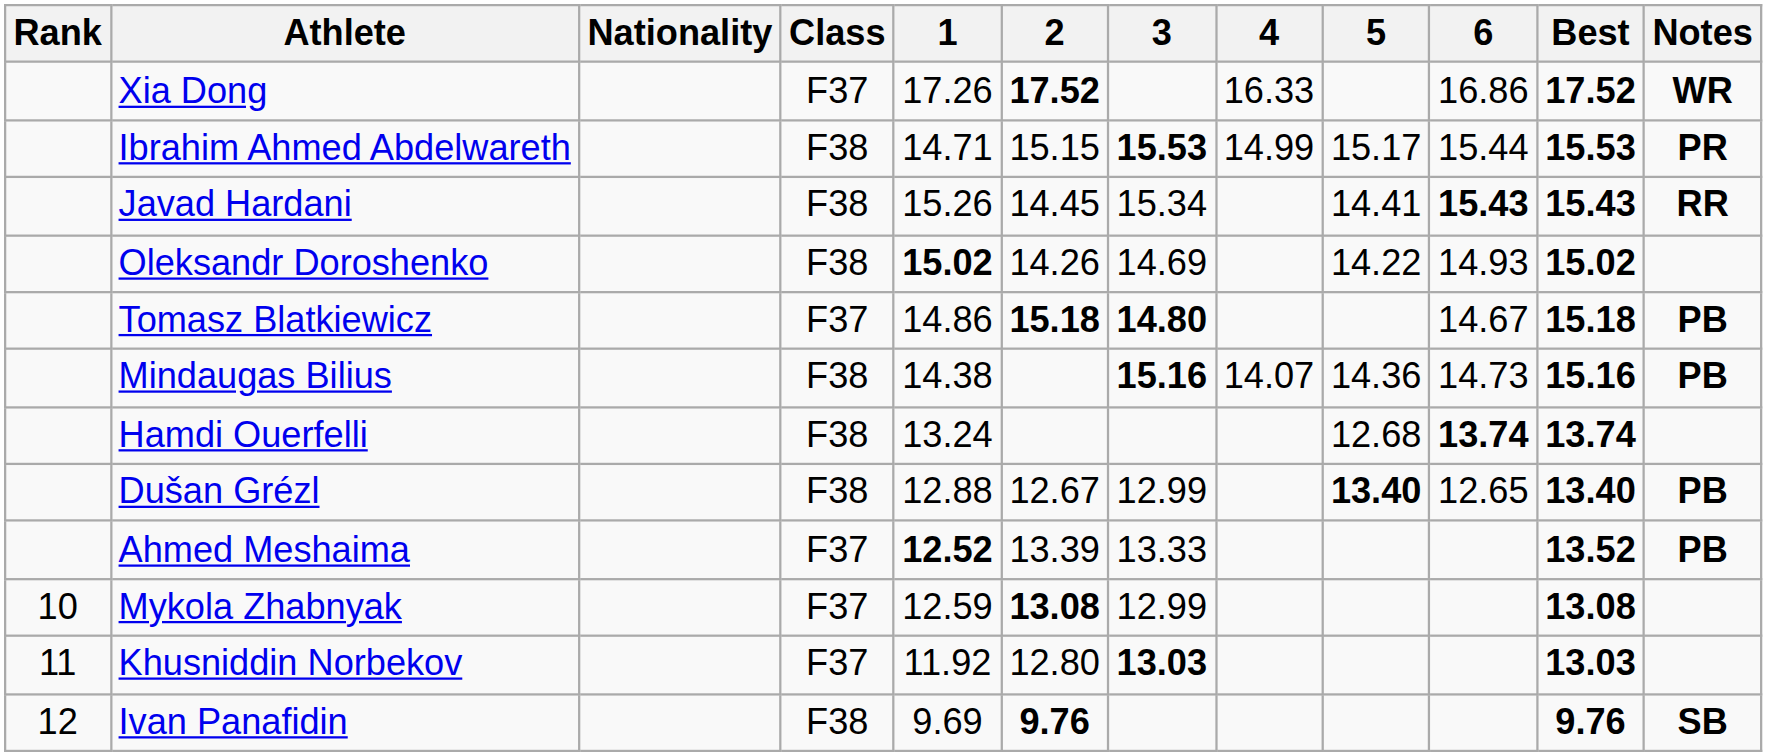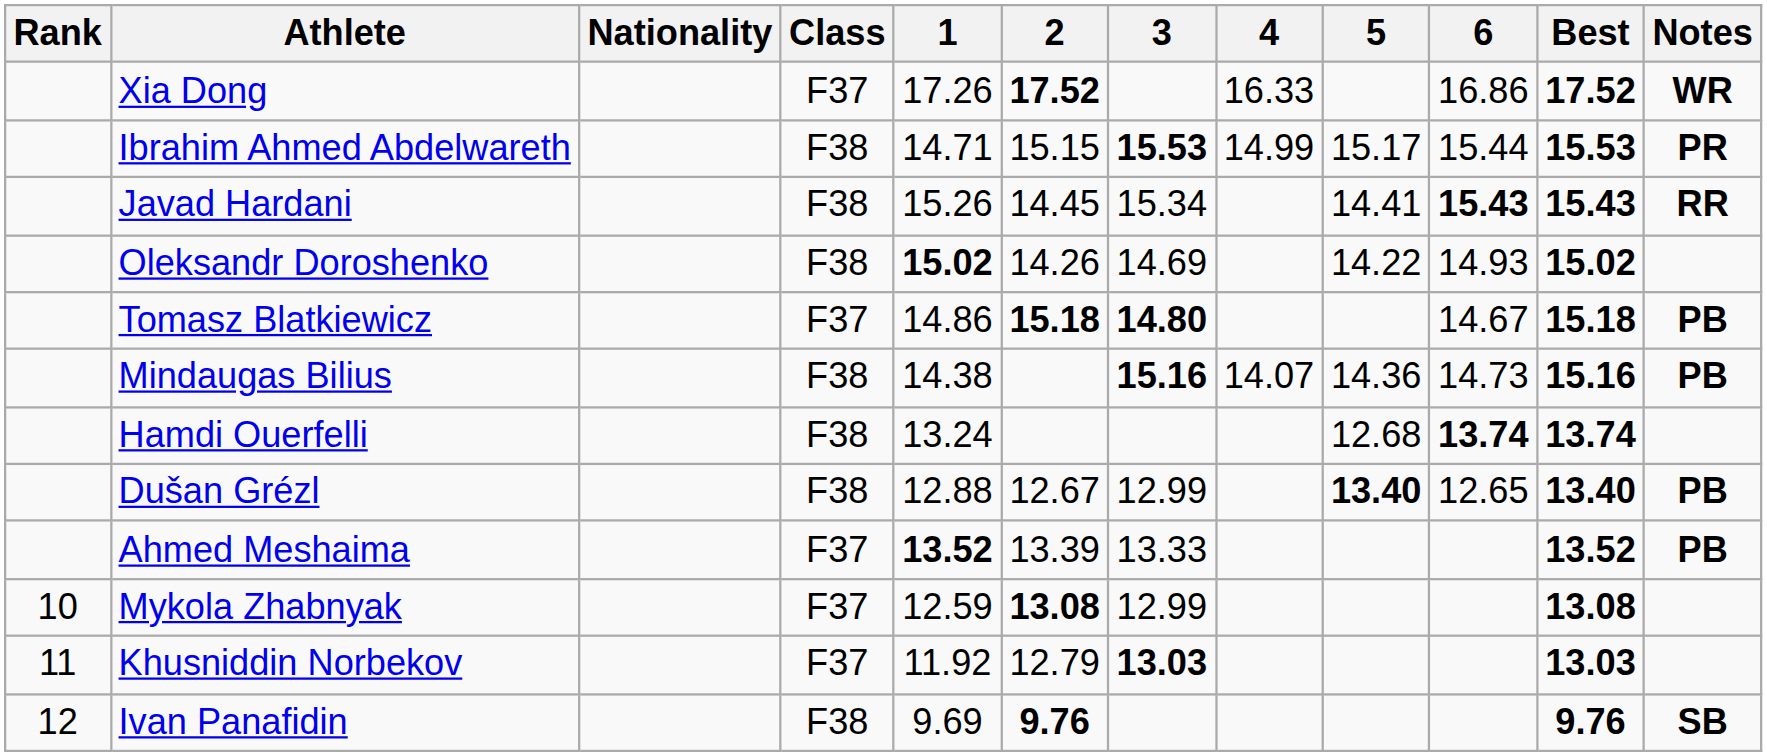(947, 549) 12.52 -> (947, 549) 13.52
(1055, 663) 12.80 -> (1055, 663) 12.79
